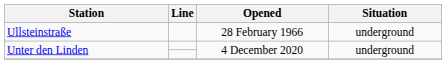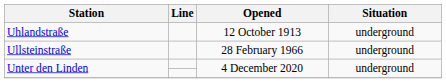+ row: (38, 31)
